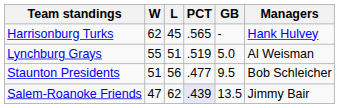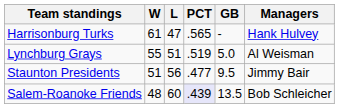(155, 34) 62 -> (155, 34) 61
(174, 34) 45 -> (174, 34) 47
(290, 73) Bob Schleicher -> (278, 73) Jimmy Bair
(155, 93) 47 -> (155, 93) 48
(174, 93) 62 -> (174, 93) 60
(278, 93) Jimmy Bair -> (290, 93) Bob Schleicher
